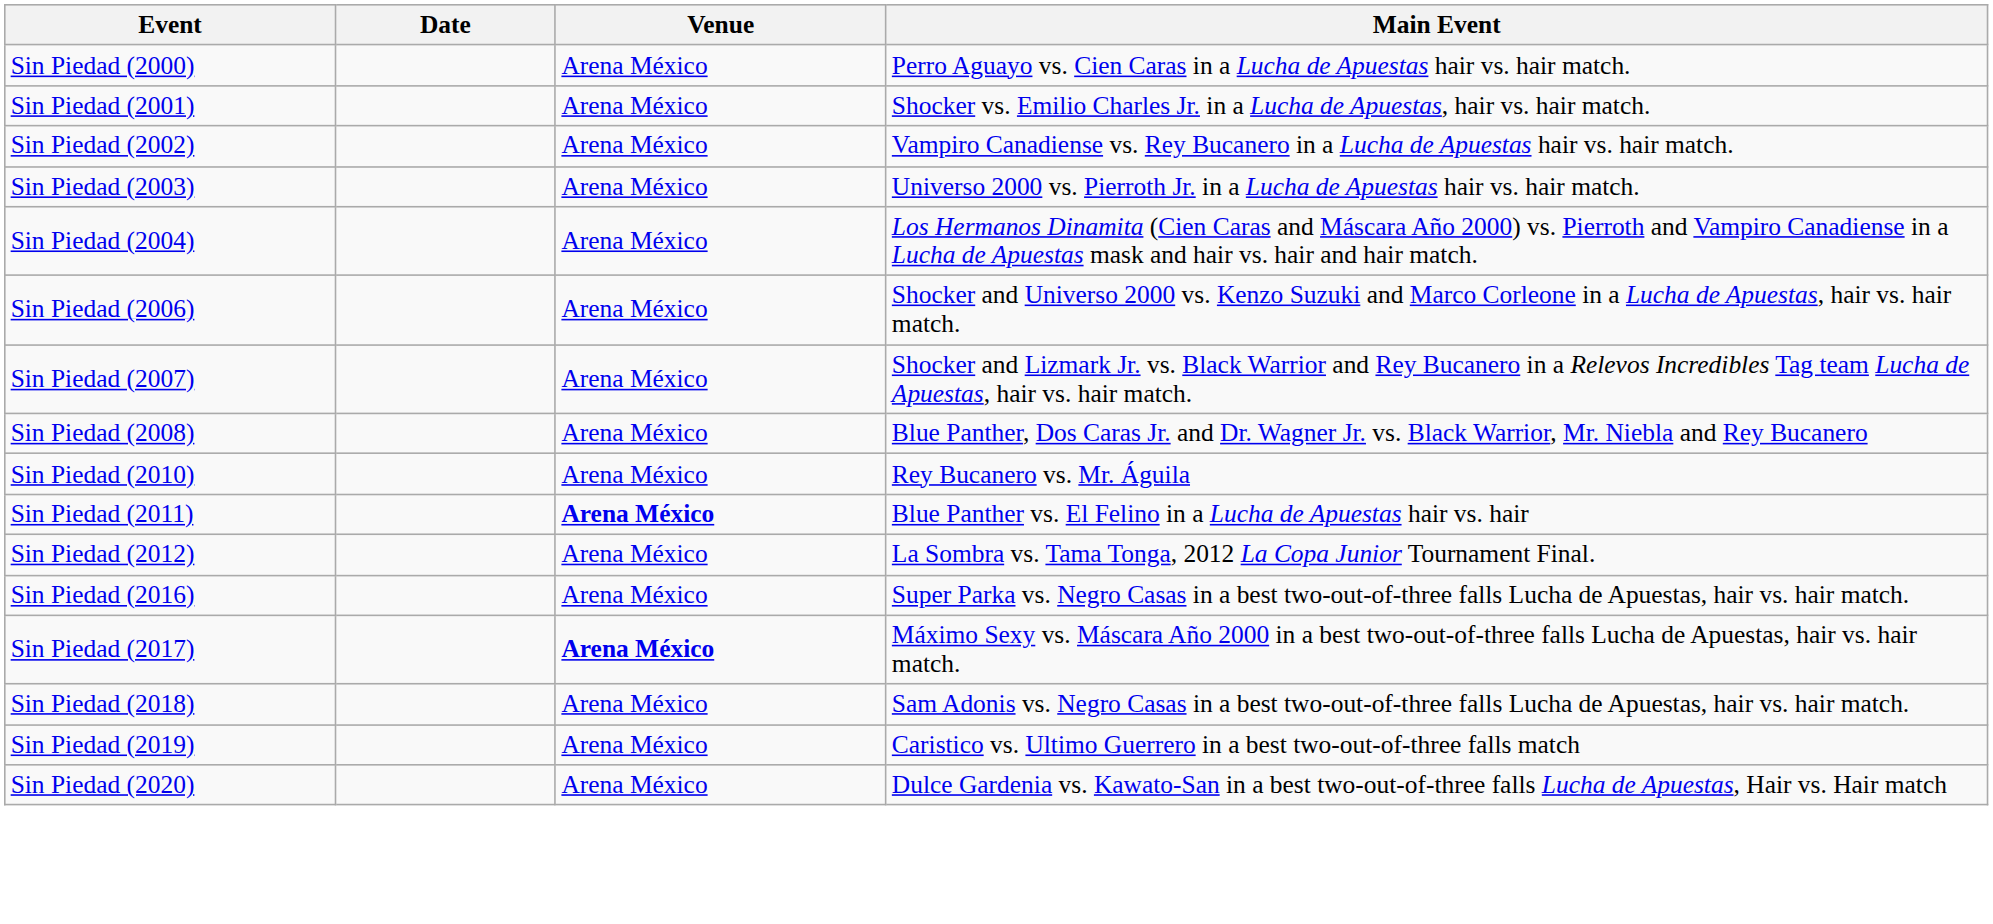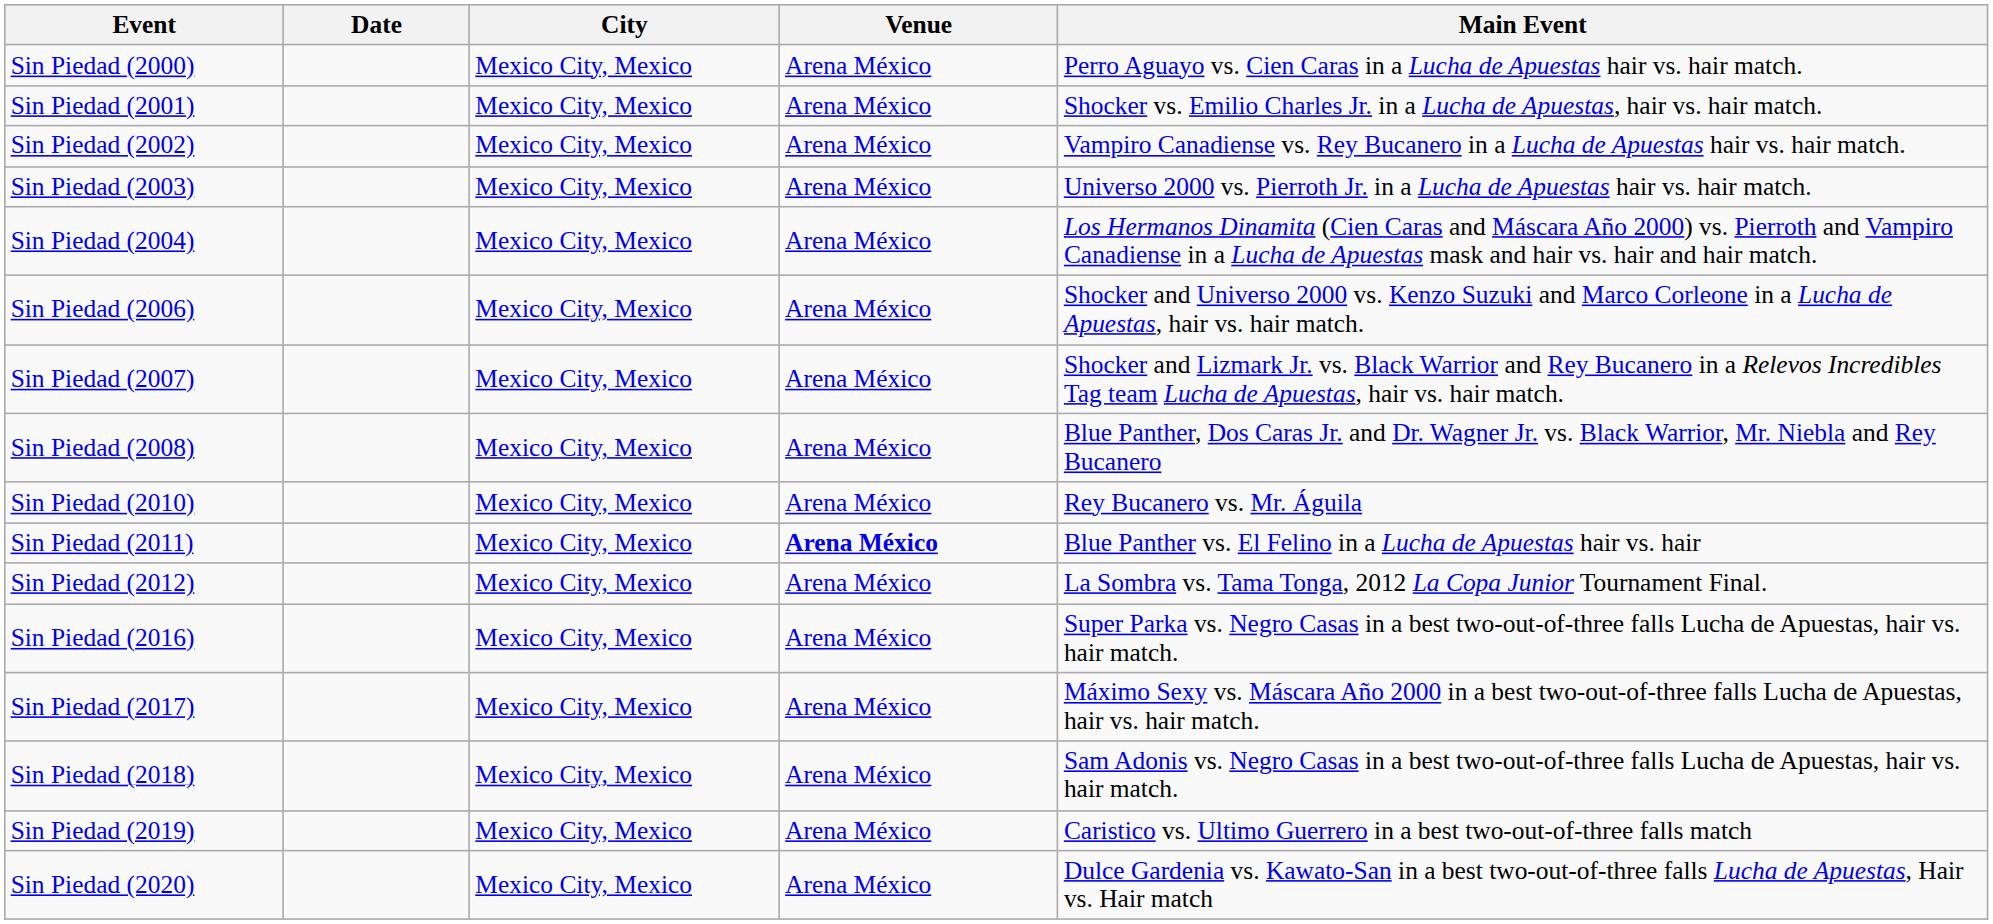+ column: (624, 24)
(638, 649) bold -> (858, 706) normal
